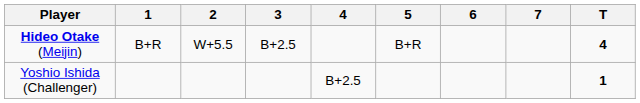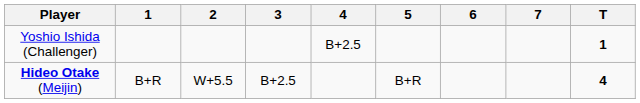rows swapped: (60, 44) <-> (60, 80)
